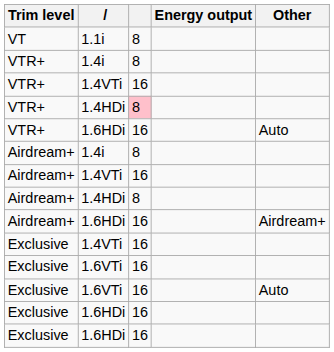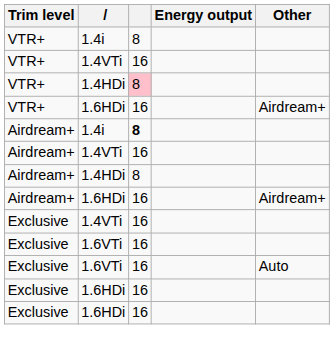- row: (17, 38)
(274, 130) Auto -> (292, 107) Airdream+
(136, 152) normal -> (136, 130) bold
